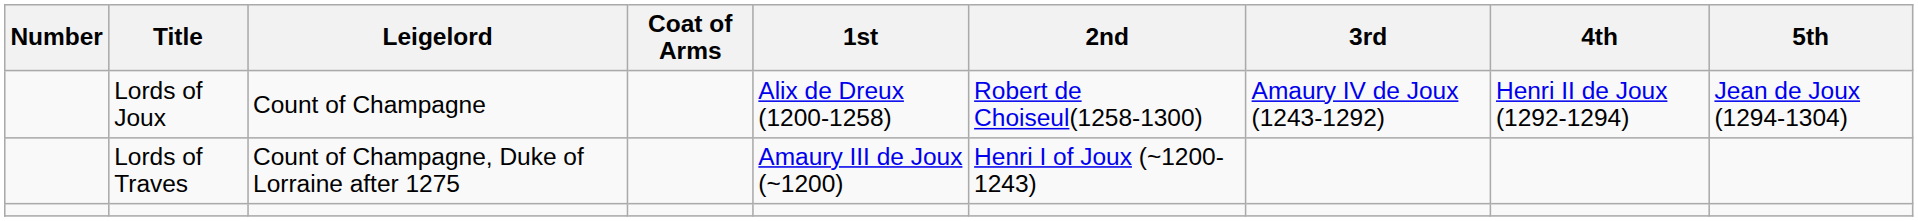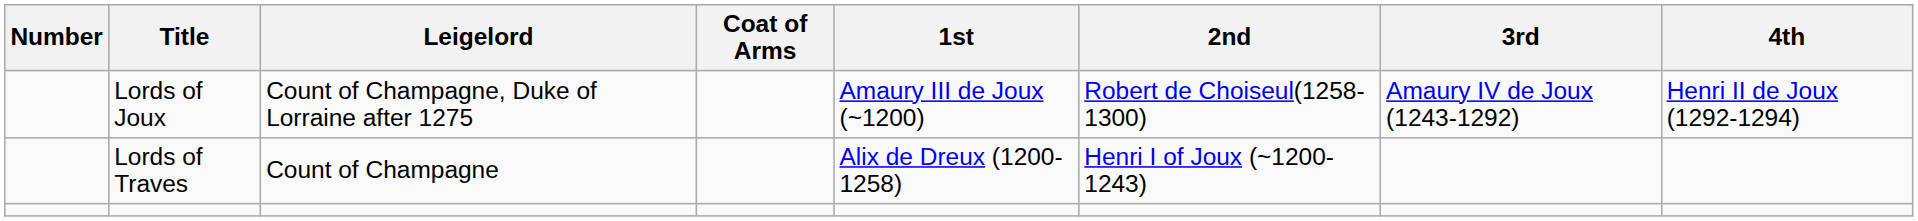- column: (1811, 37)
(369, 104) Count of Champagne -> (431, 104) Count of Champagne, Duke of Lorraine after 1275
(831, 104) Alix de Dreux (1200-1258) -> (942, 104) Amaury III de Joux (~1200)
(418, 170) Count of Champagne, Duke of Lorraine after 1275 -> (382, 170) Count of Champagne
(860, 170) Amaury III de Joux (~1200) -> (951, 170) Alix de Dreux (1200-1258)
